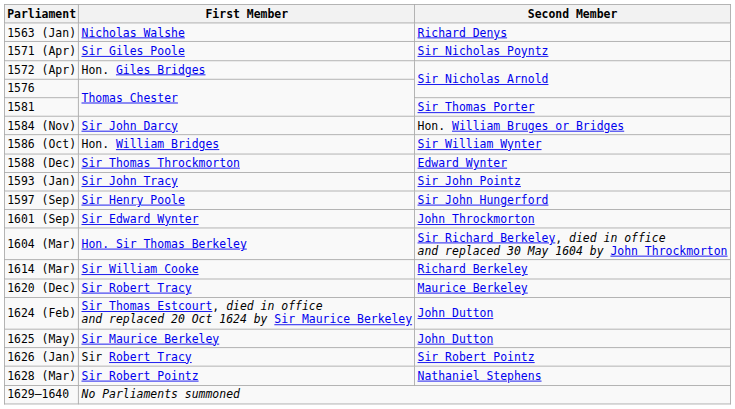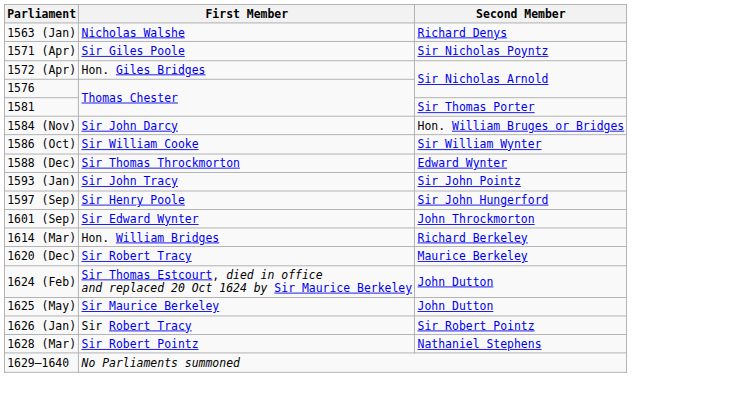(150, 144) Hon. William Bridges -> (140, 144) Sir William Cooke
- row: (42, 244)
(140, 269) Sir William Cooke -> (150, 238) Hon. William Bridges
